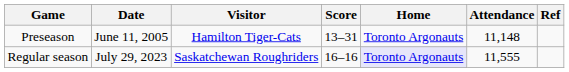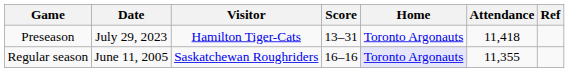(131, 36) June 11, 2005 -> (131, 36) July 29, 2023
(502, 36) 11,148 -> (502, 36) 11,418
(131, 57) July 29, 2023 -> (131, 57) June 11, 2005
(502, 57) 11,555 -> (502, 57) 11,355
